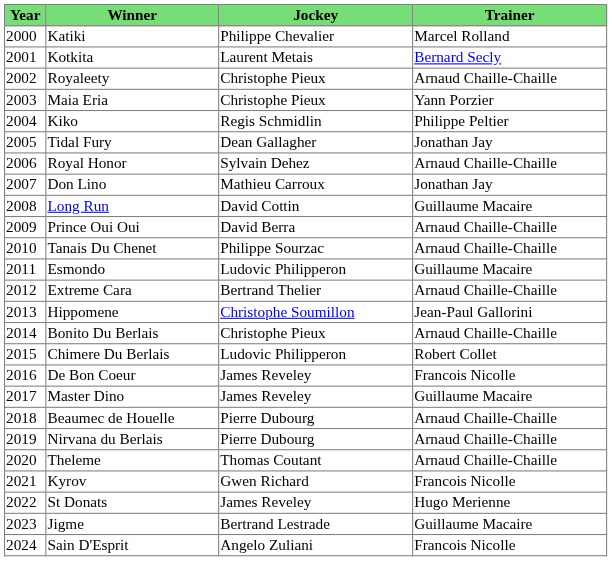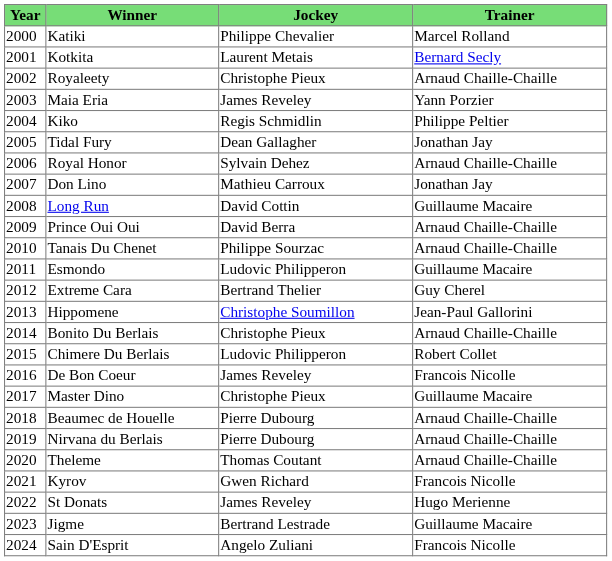(273, 99) Christophe Pieux -> (266, 99) James Reveley
(486, 290) Arnaud Chaille-Chaille -> (450, 290) Guy Cherel
(266, 396) James Reveley -> (273, 396) Christophe Pieux
